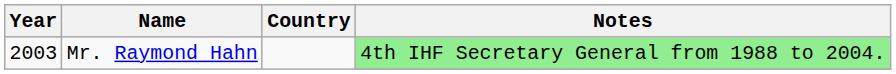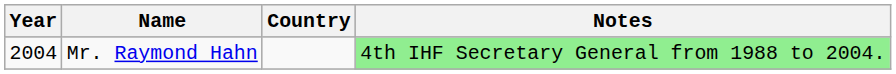(33, 53) 2003 -> (33, 53) 2004
